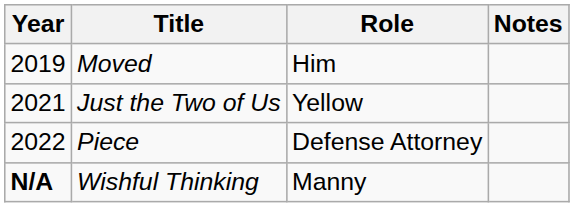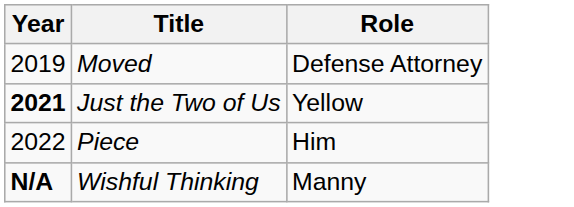- column: (528, 24)
(314, 63) Him -> (387, 63) Defense Attorney
(38, 102) normal -> (38, 102) bold
(387, 142) Defense Attorney -> (314, 142) Him
